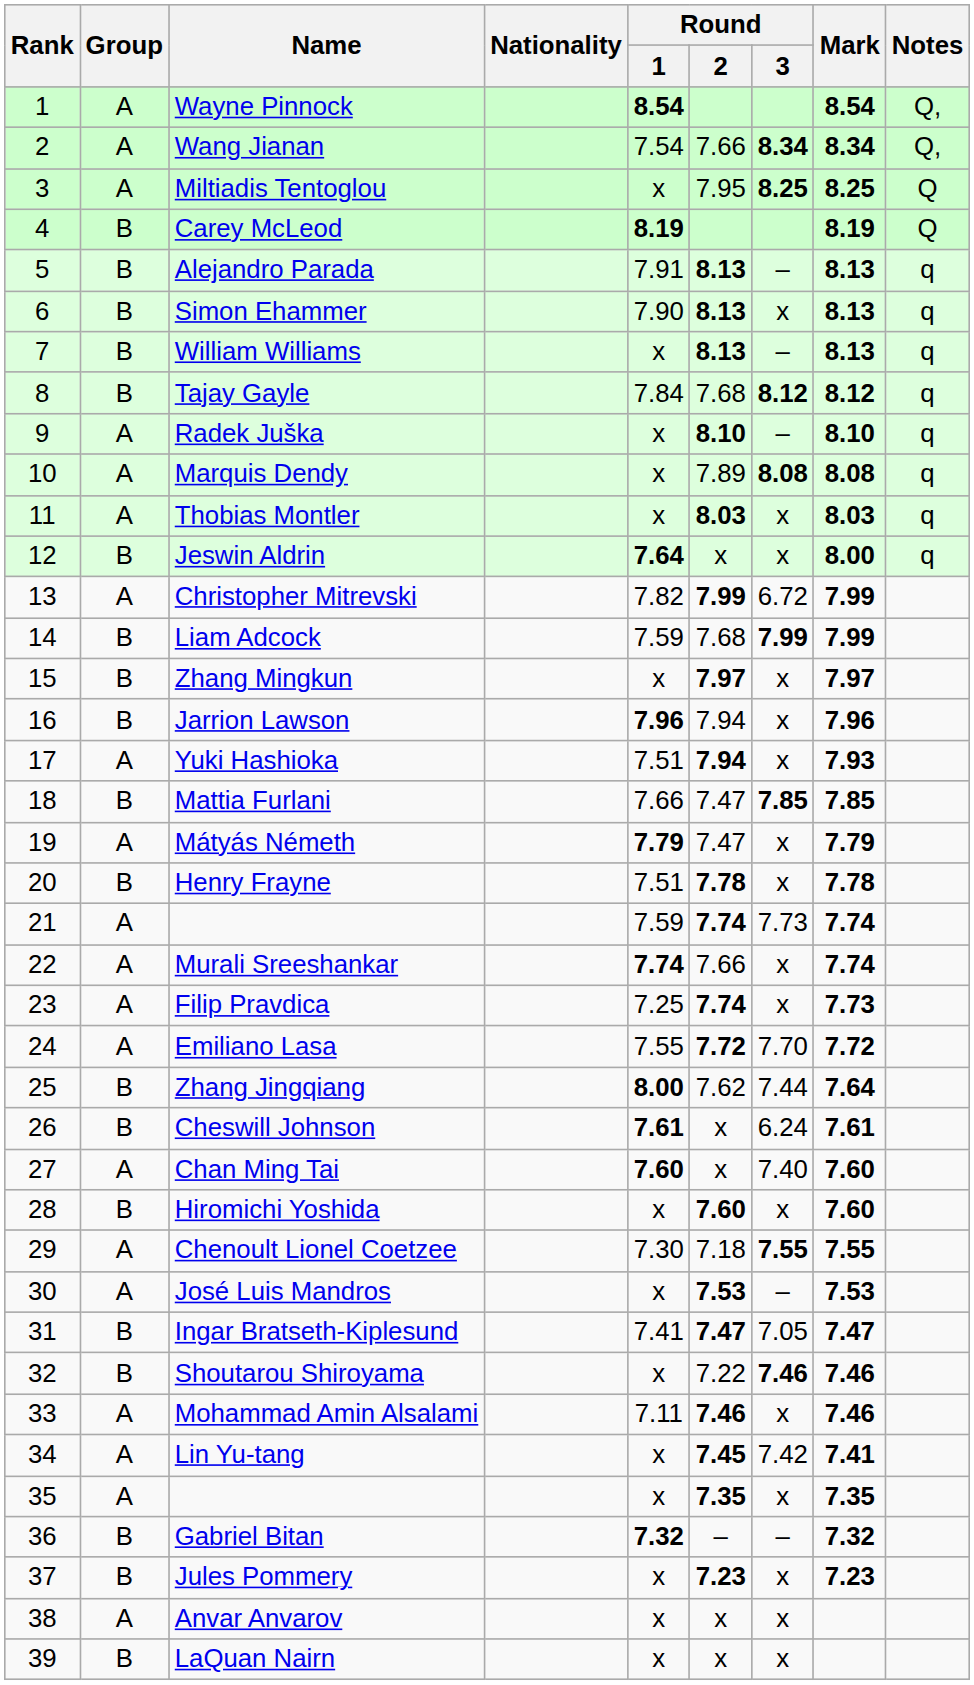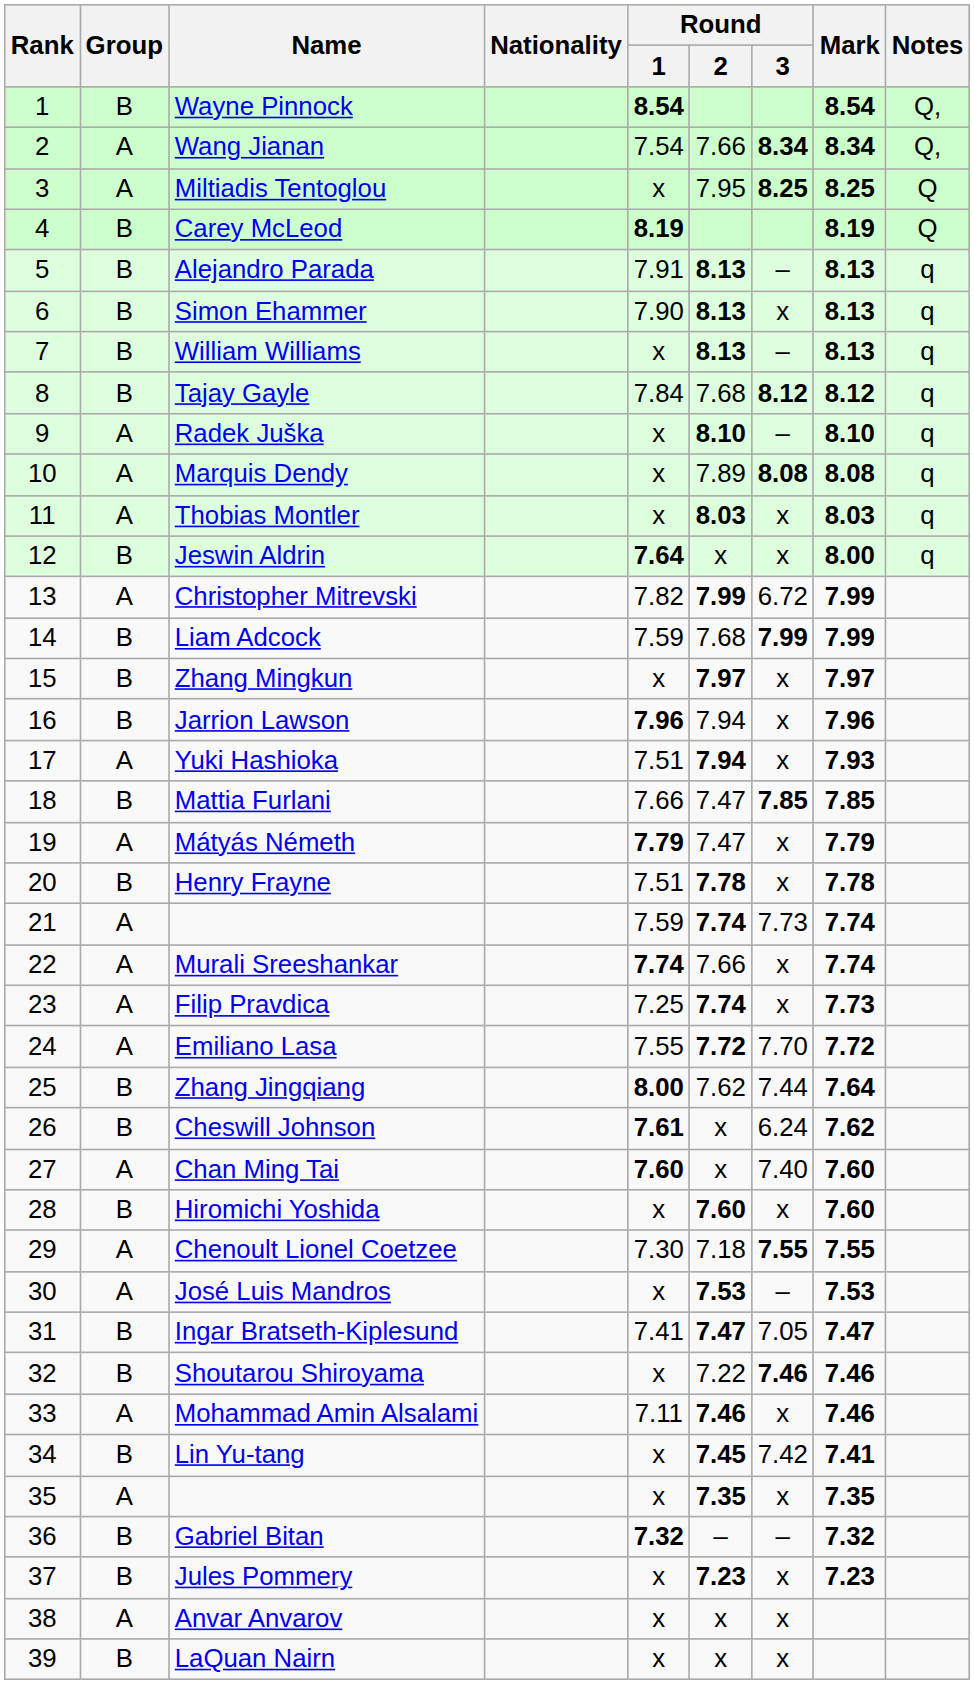(124, 106) A -> (124, 106) B
(850, 1127) 7.61 -> (850, 1127) 7.62
(124, 1454) A -> (124, 1454) B
